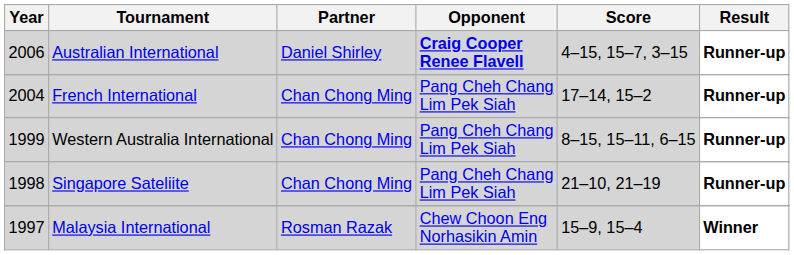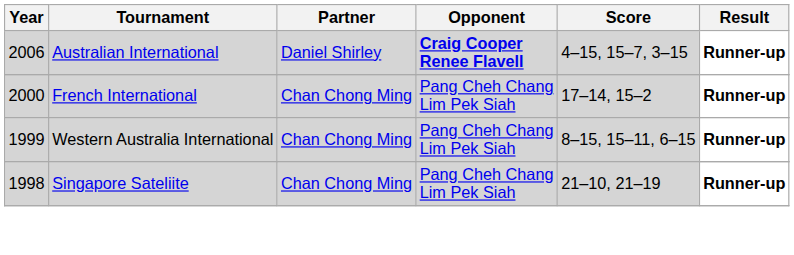(26, 96) 2004 -> (26, 96) 2000
- row: (131, 228)
